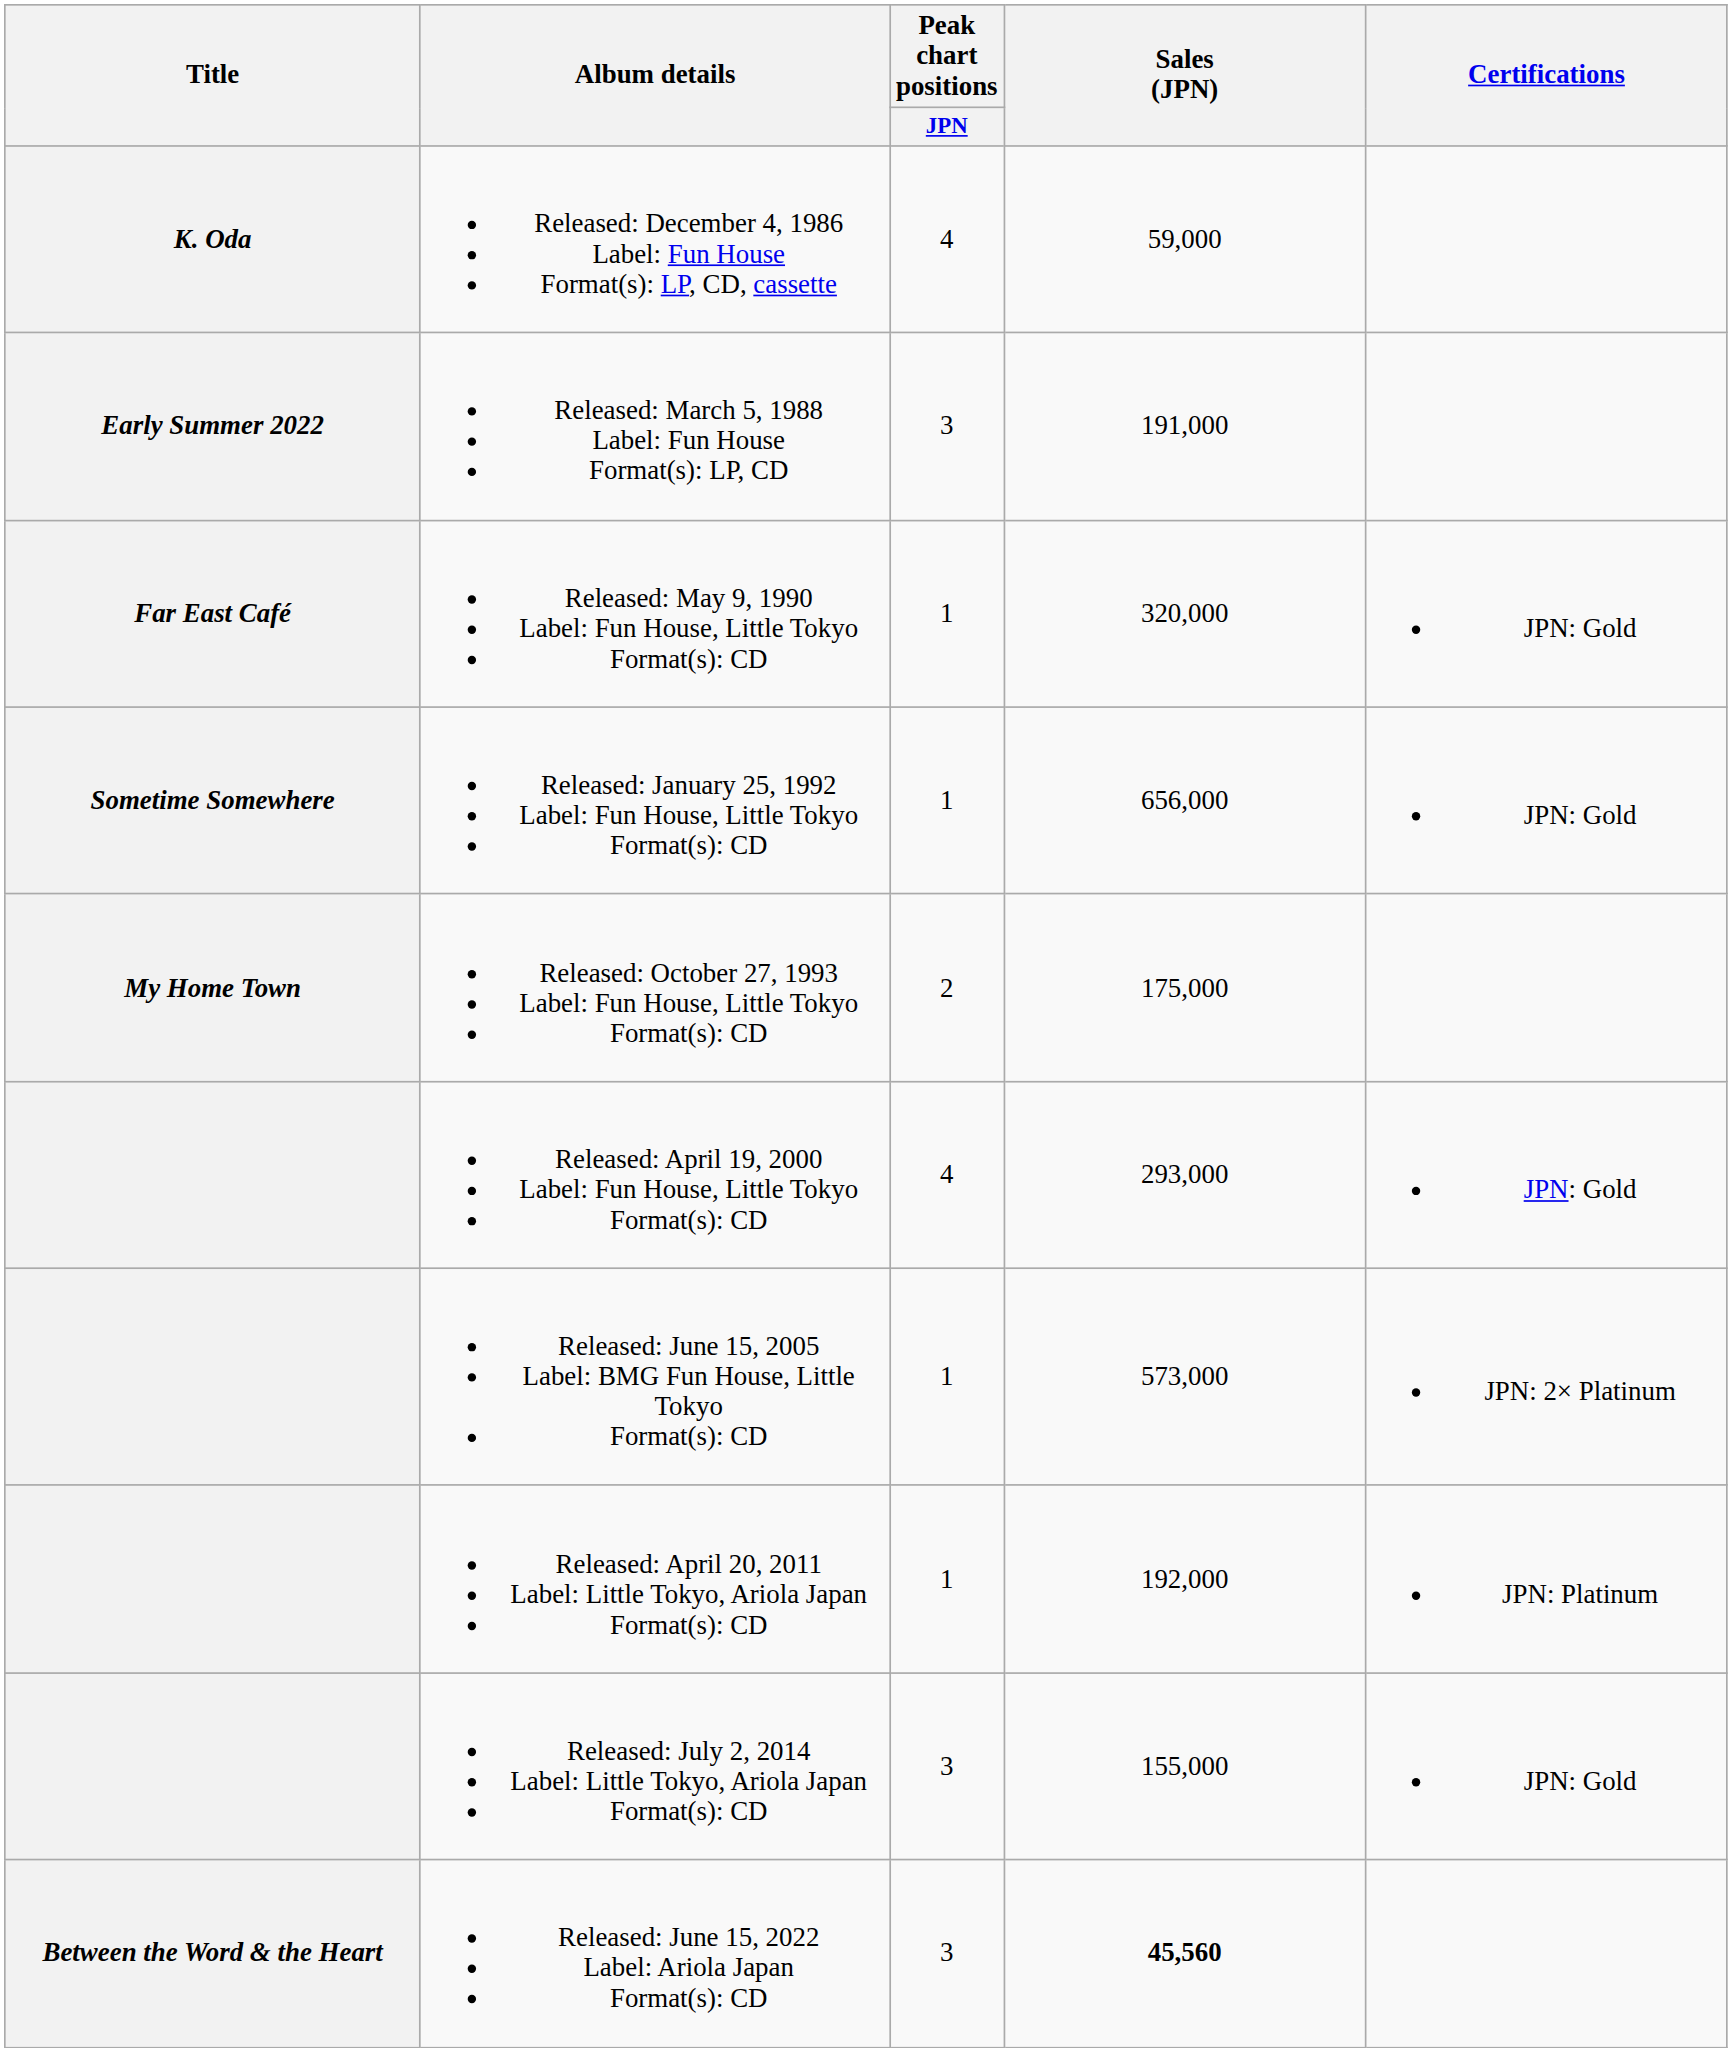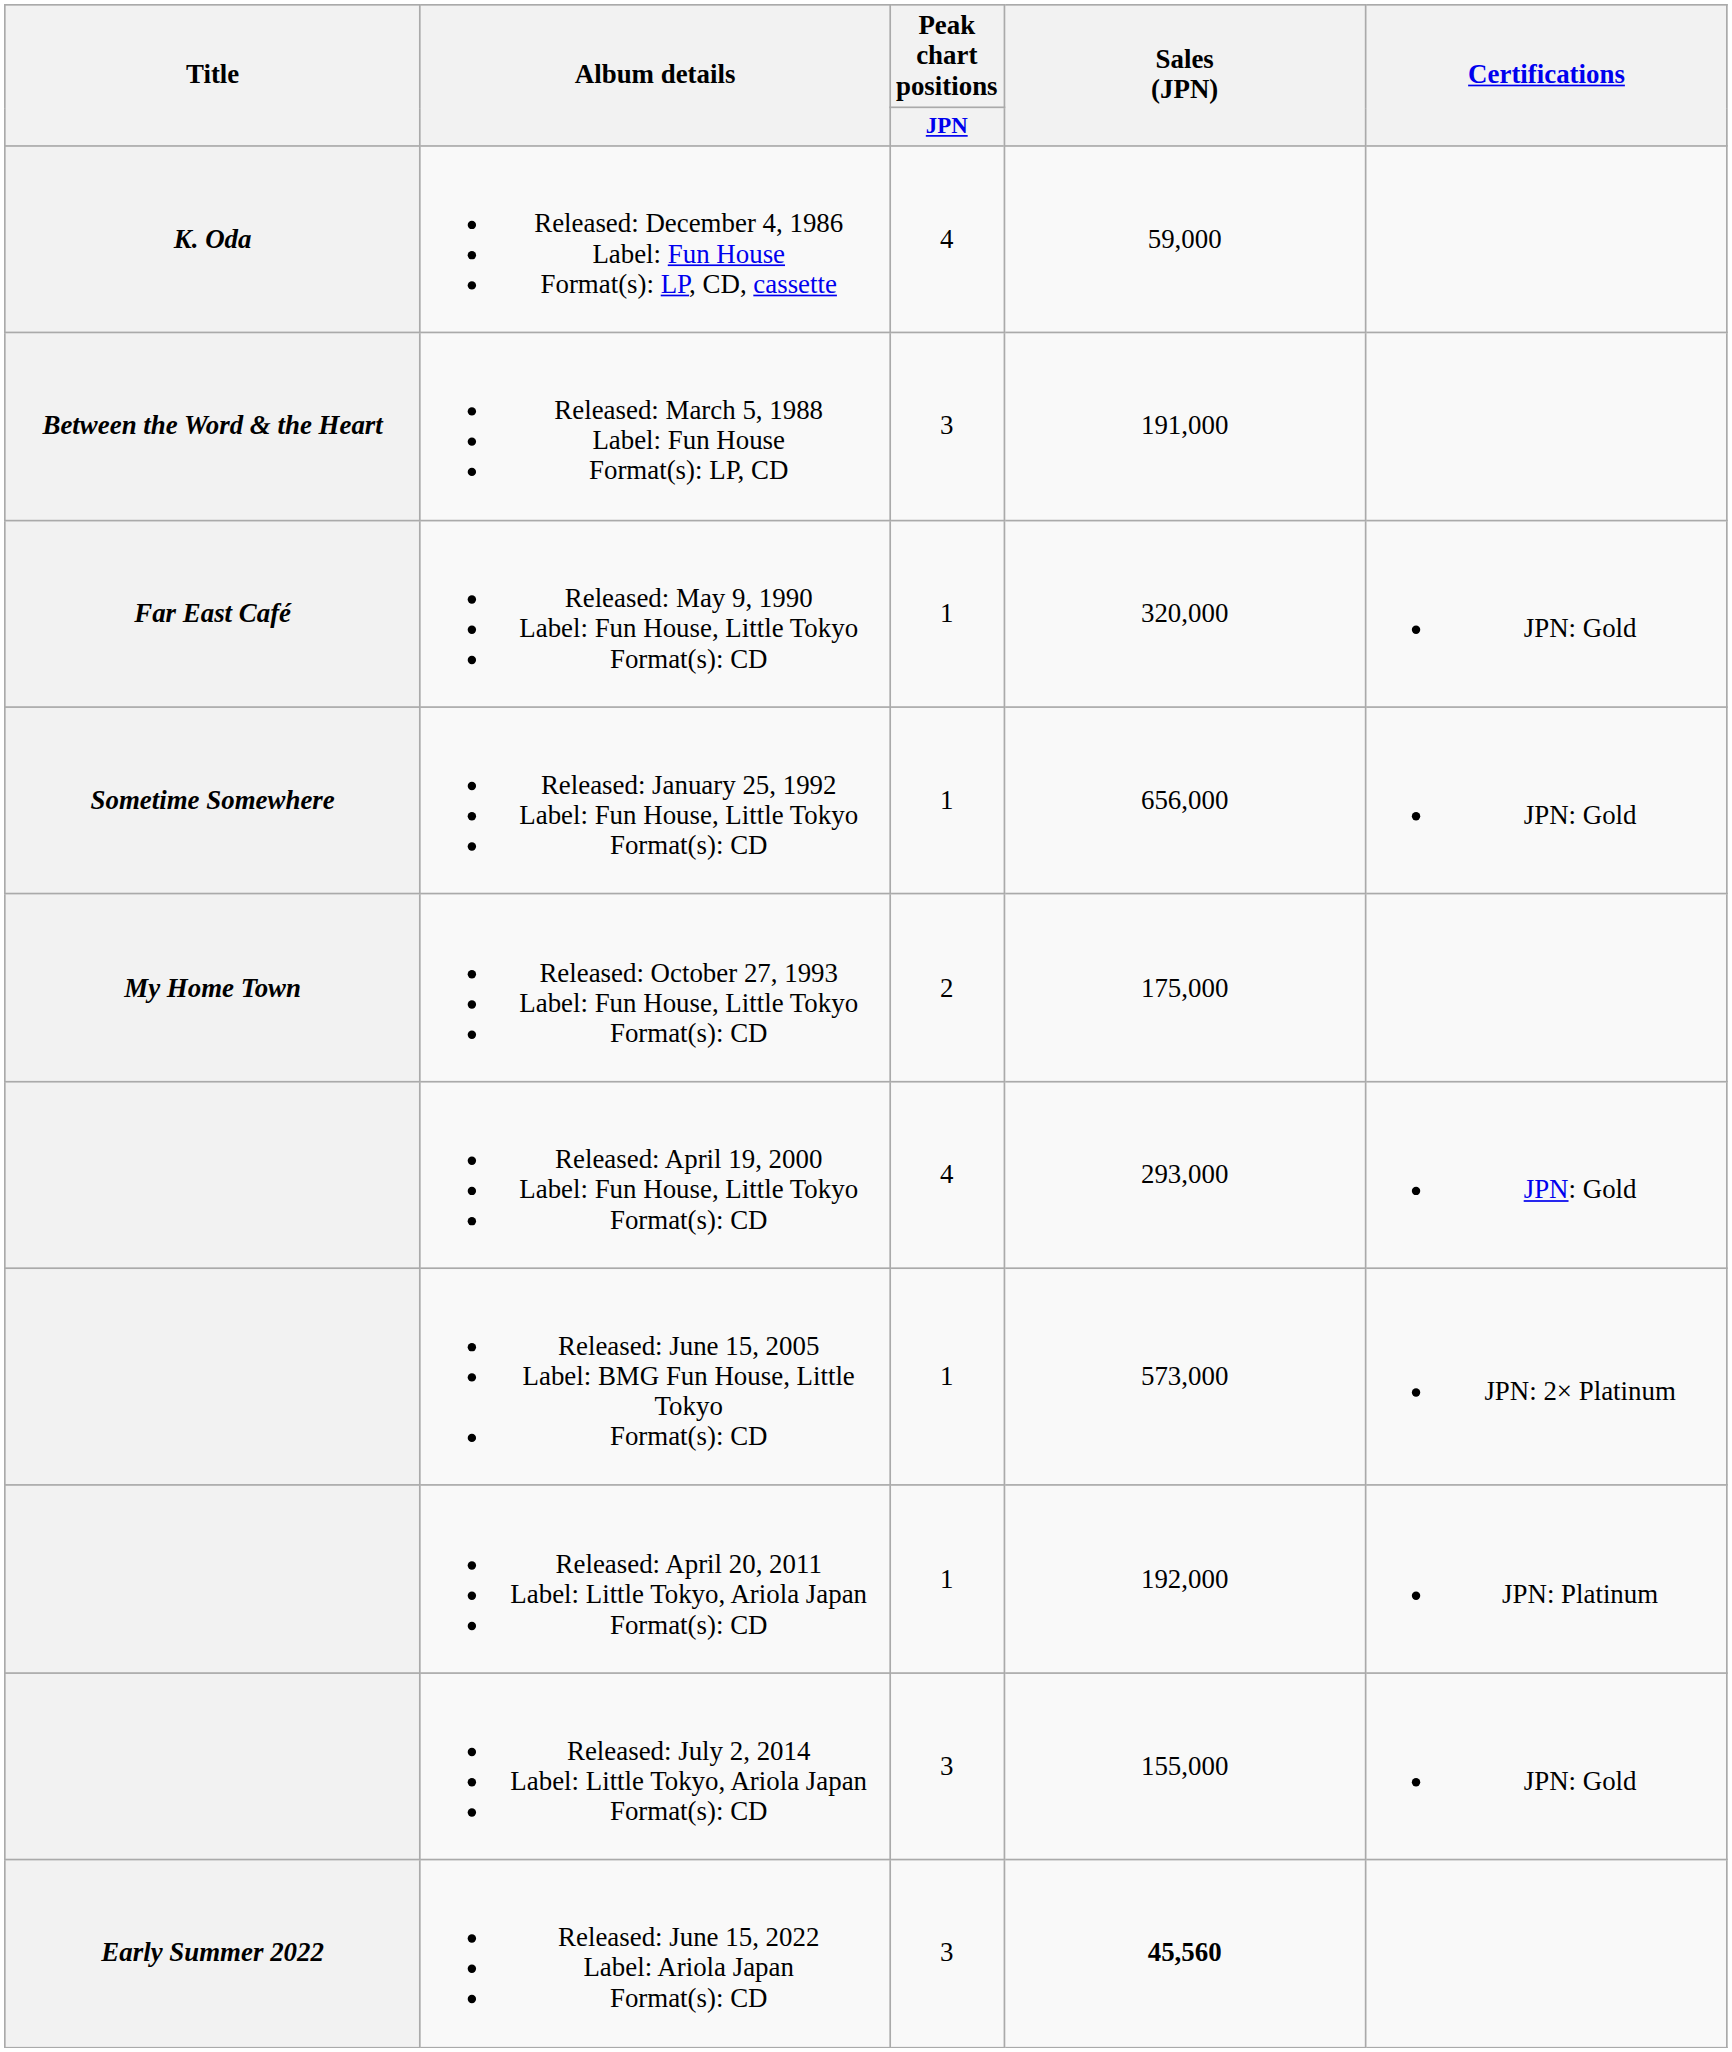(213, 425) Early Summer 2022 -> (213, 425) Between the Word & the Heart
(213, 1953) Between the Word & the Heart -> (213, 1953) Early Summer 2022
